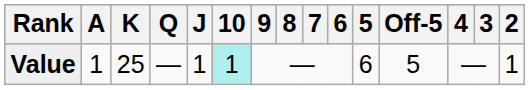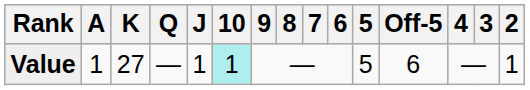(131, 63) 25 -> (131, 63) 27
(366, 63) 6 -> (366, 63) 5
(413, 63) 5 -> (413, 63) 6
